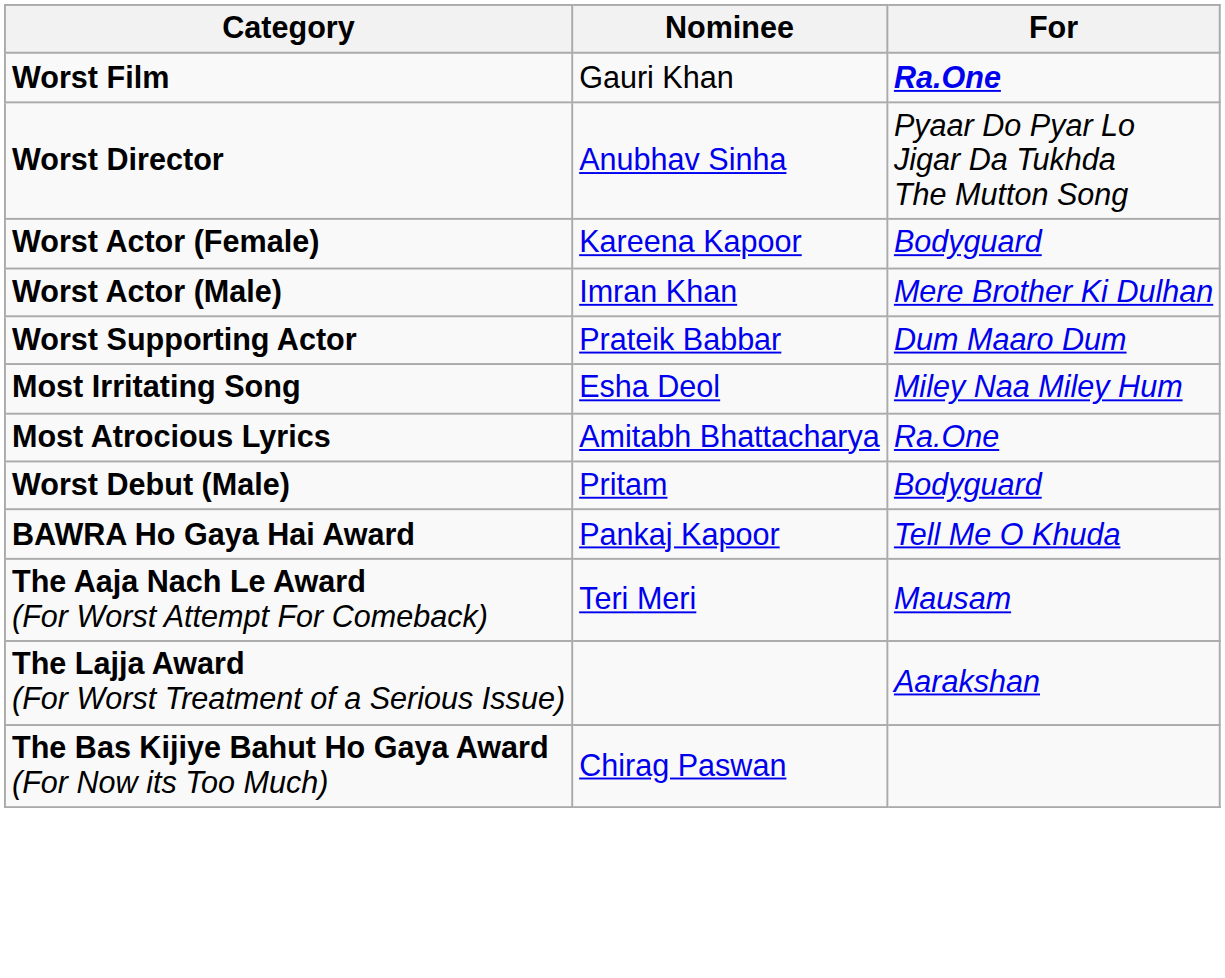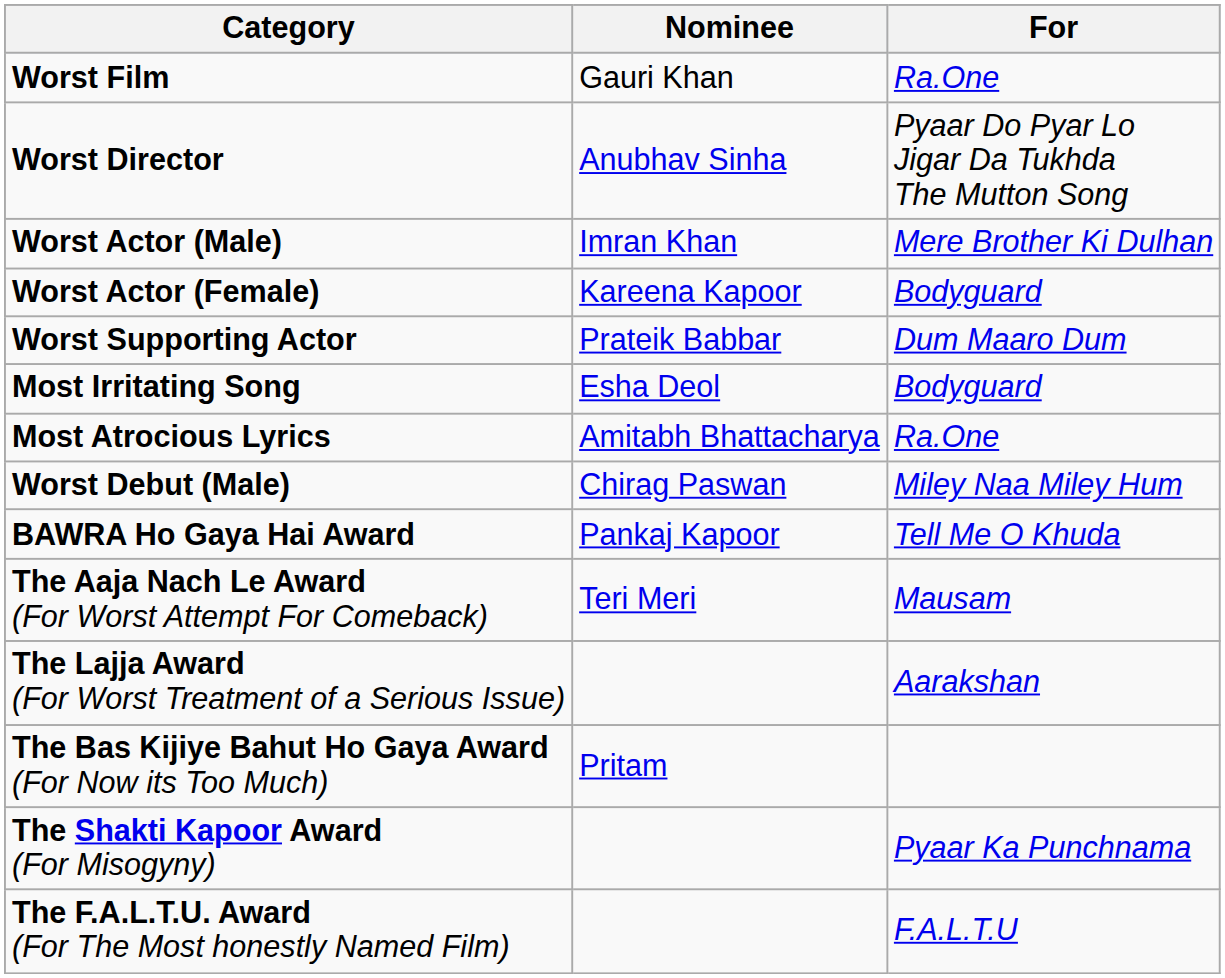(947, 77) bold -> (947, 77) normal
rows swapped: (147, 291) <-> (166, 242)
(1038, 388) Miley Naa Miley Hum -> (968, 388) Bodyguard
(623, 485) Pritam -> (683, 485) Chirag Paswan
(968, 485) Bodyguard -> (1038, 485) Miley Naa Miley Hum
(683, 765) Chirag Paswan -> (623, 765) Pritam
+ row: (197, 847)
+ row: (261, 930)
